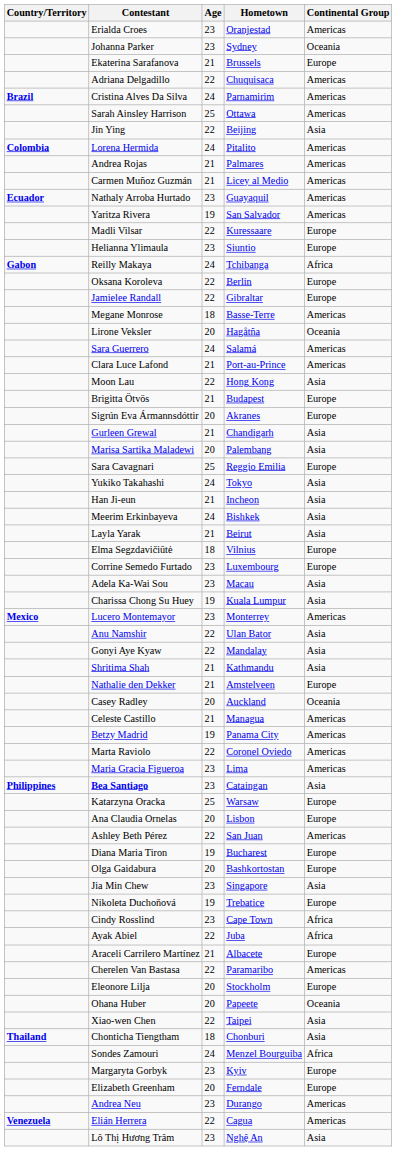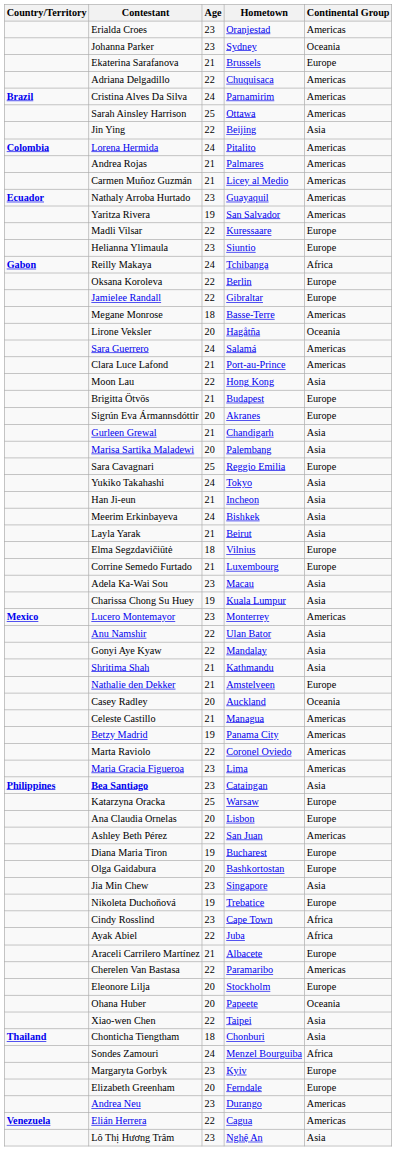(210, 567) 23 -> (210, 567) 21
